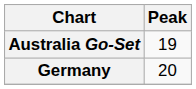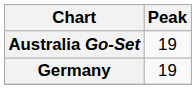(167, 71) 20 -> (167, 71) 19
